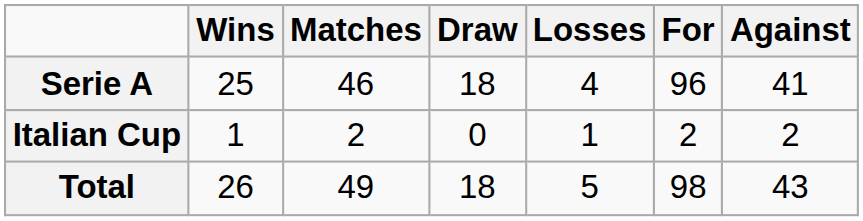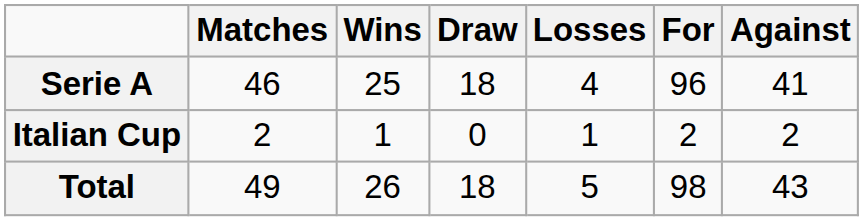columns swapped: (356, 30) <-> (236, 30)
